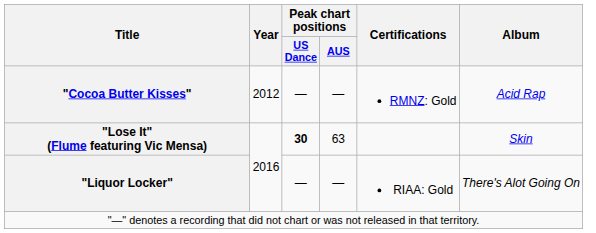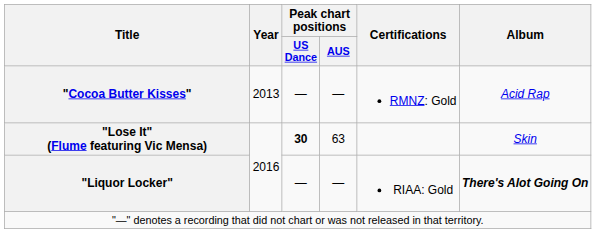(266, 94) 2012 -> (266, 94) 2013
(521, 183) normal -> (525, 183) bold
